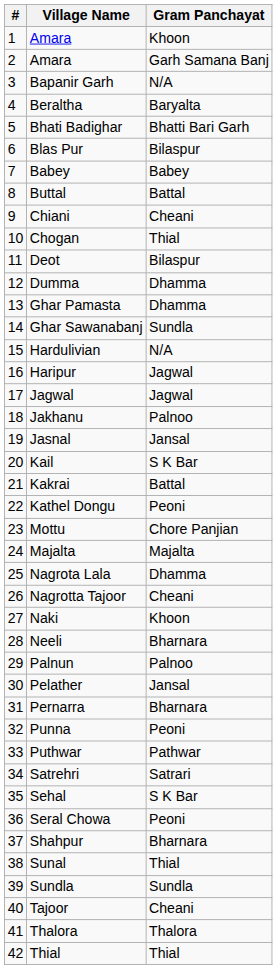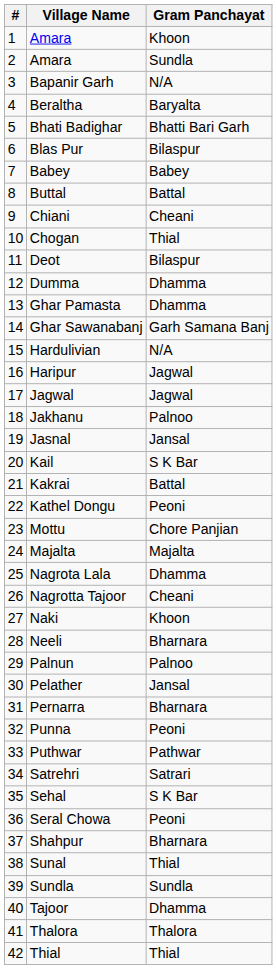(209, 60) Garh Samana Banj -> (171, 60) Sundla
(171, 328) Sundla -> (209, 328) Garh Samana Banj
(171, 908) Cheani -> (178, 908) Dhamma
